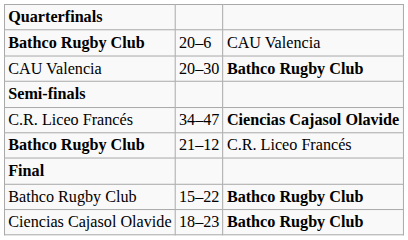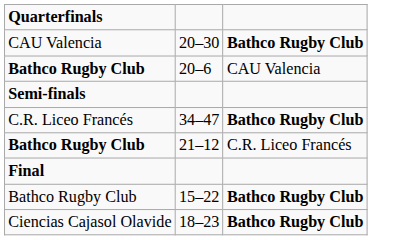rows swapped: (55, 68) <-> (76, 42)
(313, 119) Ciencias Cajasol Olavide -> (295, 119) Bathco Rugby Club
